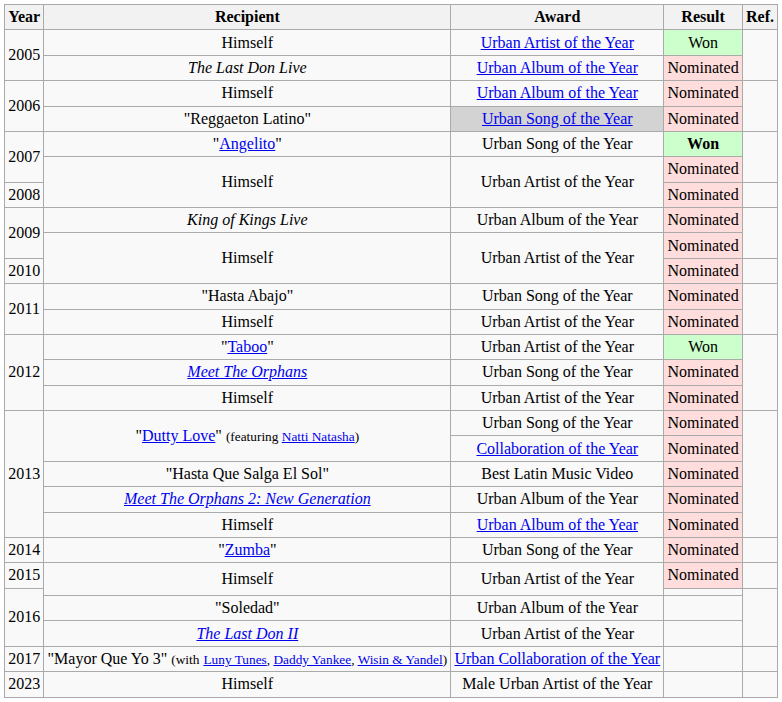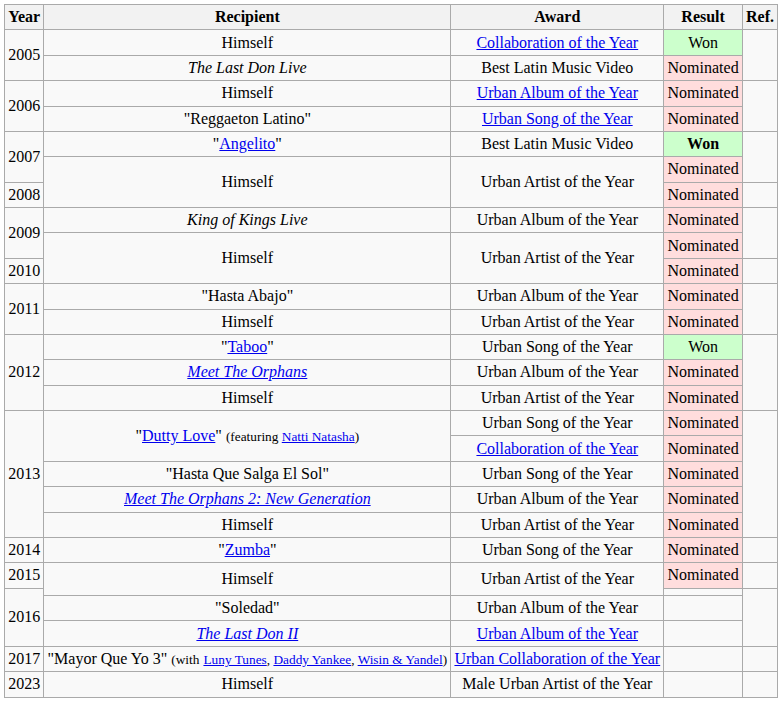(557, 42) Urban Artist of the Year -> (557, 42) Collaboration of the Year
(557, 67) Urban Album of the Year -> (557, 67) Best Latin Music Video
(557, 118) lightgrey background -> (557, 118) no background
(557, 144) Urban Song of the Year -> (557, 144) Best Latin Music Video
(557, 296) Urban Song of the Year -> (557, 296) Urban Album of the Year
(557, 347) Urban Artist of the Year -> (557, 347) Urban Song of the Year
(557, 372) Urban Song of the Year -> (557, 372) Urban Album of the Year
(557, 473) Best Latin Music Video -> (557, 473) Urban Song of the Year
(557, 524) Urban Album of the Year -> (557, 524) Urban Artist of the Year
(557, 633) Urban Artist of the Year -> (557, 633) Urban Album of the Year
